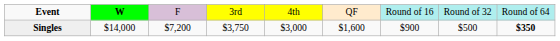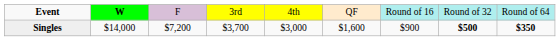(236, 28) $3,750 -> (236, 28) $3,700
(468, 28) normal -> (468, 28) bold
